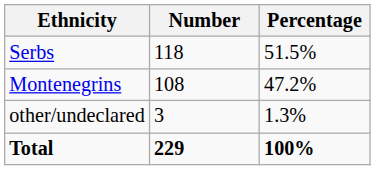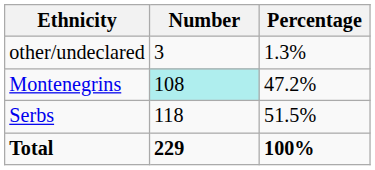rows swapped: (32, 52) <-> (77, 116)
(169, 84) no background -> (169, 84) paleturquoise background
